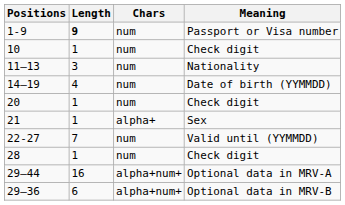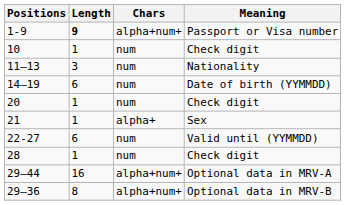(126, 31) num -> (149, 31) alpha+num+
(75, 85) 4 -> (75, 85) 6
(75, 138) 7 -> (75, 138) 6
(75, 191) 6 -> (75, 191) 8
